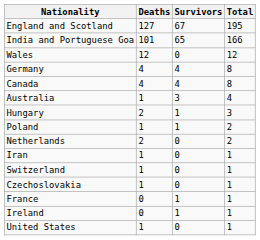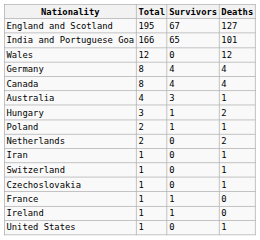columns swapped: (154, 12) <-> (240, 12)
